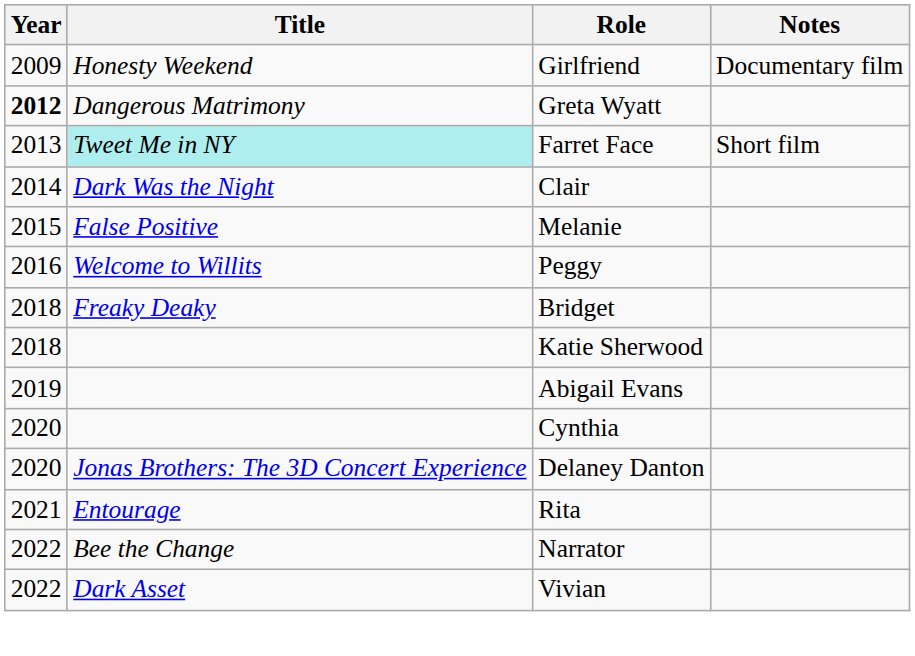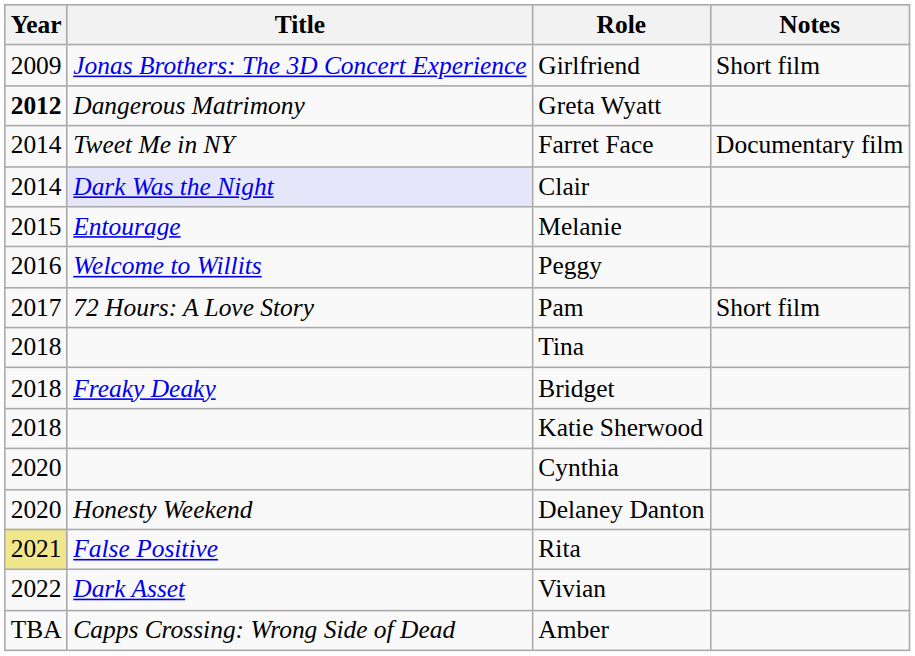(163, 65) Honesty Weekend -> (300, 65) Jonas Brothers: The 3D Concert Experience
(810, 65) Documentary film -> (768, 65) Short film
(36, 145) 2013 -> (36, 145) 2014
(154, 145) paleturquoise background -> (154, 145) no background
(768, 145) Short film -> (810, 145) Documentary film
(173, 186) no background -> (173, 186) lavender background
(146, 226) False Positive -> (127, 226) Entourage
+ row: (561, 307)
+ row: (561, 347)
- row: (611, 387)
(300, 468) Jonas Brothers: The 3D Concert Experience -> (163, 508) Honesty Weekend
(36, 508) no background -> (36, 549) khaki background
(127, 508) Entourage -> (146, 549) False Positive
- row: (581, 549)
+ row: (574, 629)
